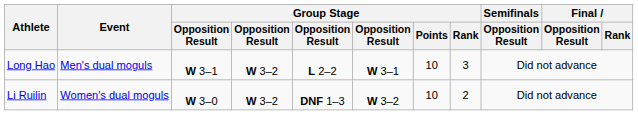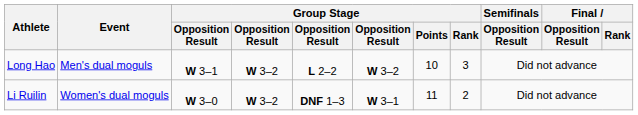(383, 71) W 3–1 -> (383, 71) W 3–2
(383, 101) W 3–2 -> (383, 101) W 3–1
(432, 95) 10 -> (432, 95) 11
